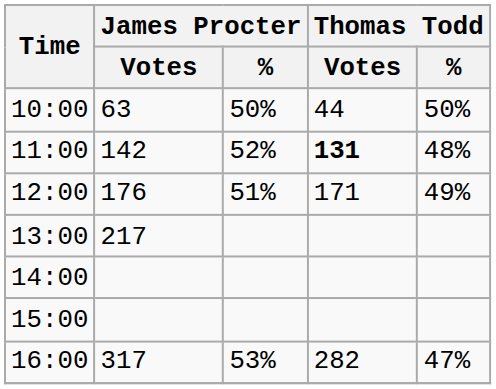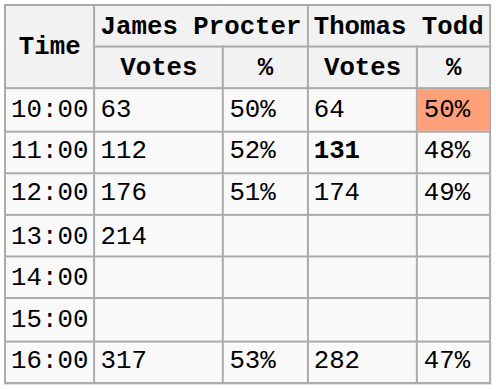(329, 110) 44 -> (329, 110) 64
(447, 110) no background -> (447, 110) lightsalmon background
(124, 152) 142 -> (124, 152) 112
(337, 194) 171 -> (337, 194) 174
(124, 236) 217 -> (124, 236) 214
